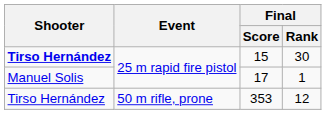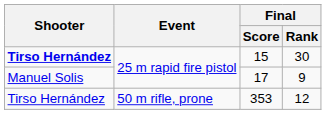(302, 78) 1 -> (302, 78) 9
